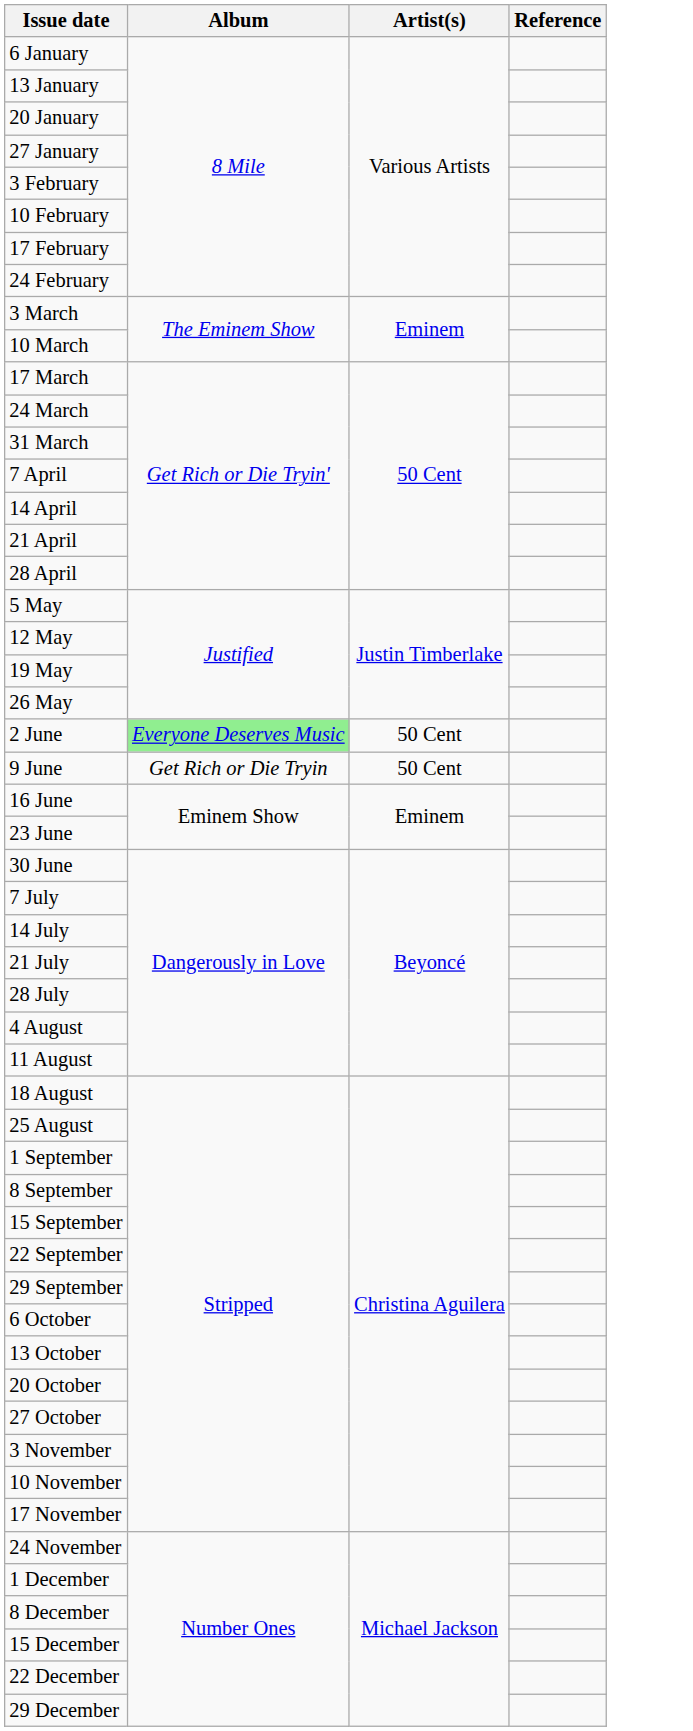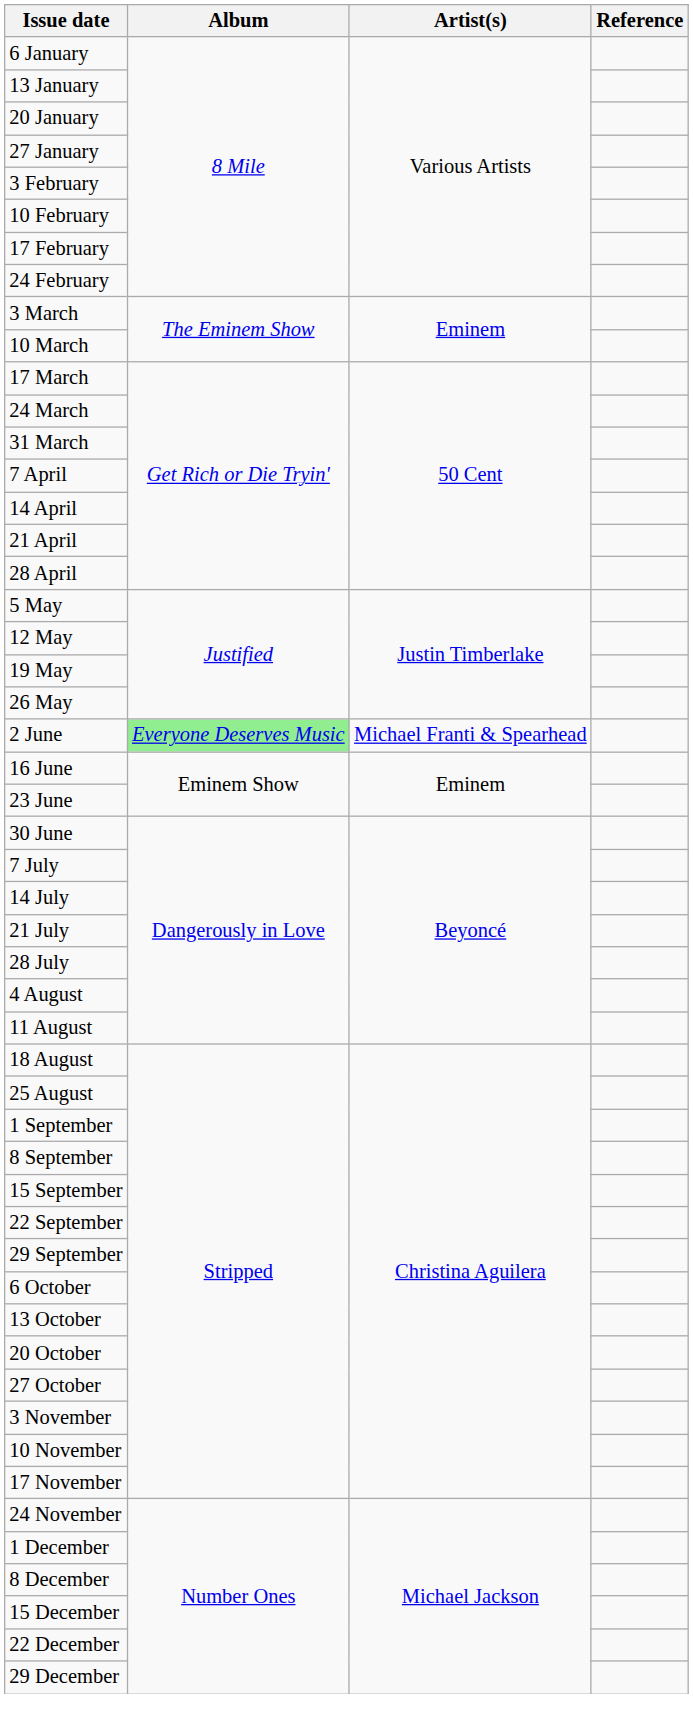(429, 735) 50 Cent -> (470, 735) Michael Franti & Spearhead
- row: (36, 767)
